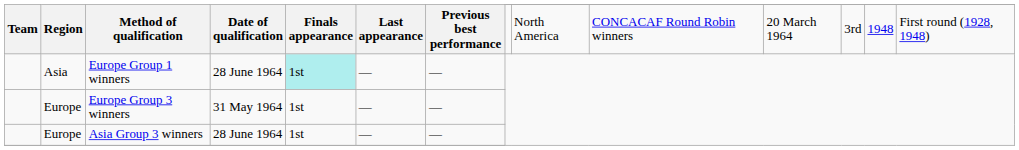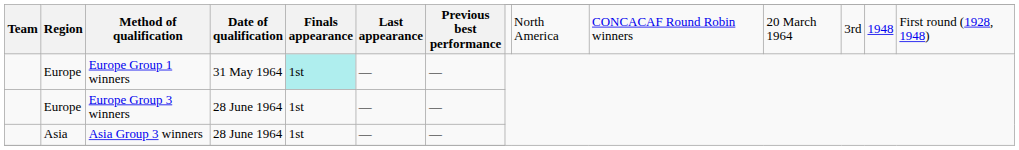(56, 71) Asia -> (63, 71) Europe
(248, 71) 28 June 1964 -> (248, 71) 31 May 1964
(248, 106) 31 May 1964 -> (248, 106) 28 June 1964
(63, 134) Europe -> (56, 134) Asia
